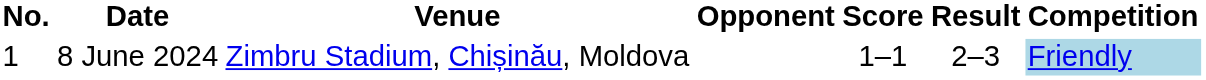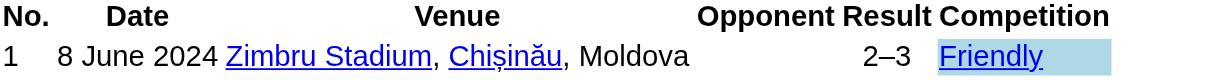- column: (883, 16)
